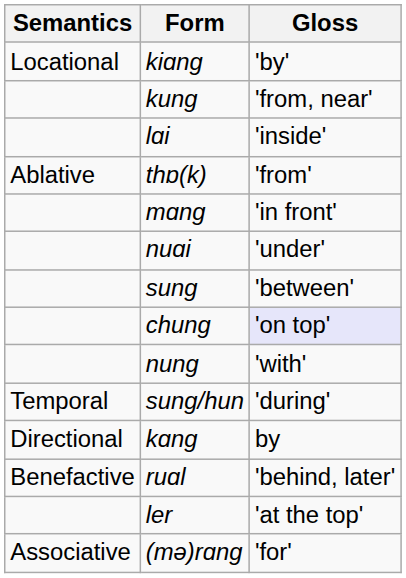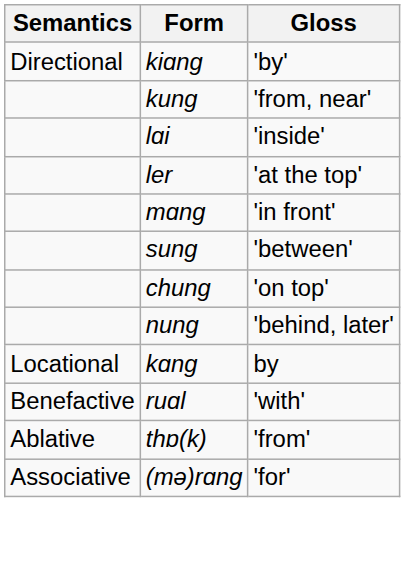(65, 61) Locational -> (67, 61) Directional
rows swapped: (159, 514) <-> (176, 174)
- row: (168, 250)
(293, 325) lavender background -> (291, 288) no background
(281, 363) 'with' -> (324, 325) 'behind, later'
- row: (195, 401)
(67, 439) Directional -> (65, 363) Locational
(325, 477) 'behind, later' -> (279, 401) 'with'
